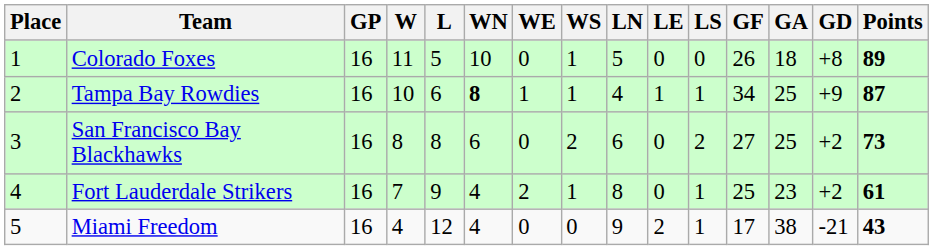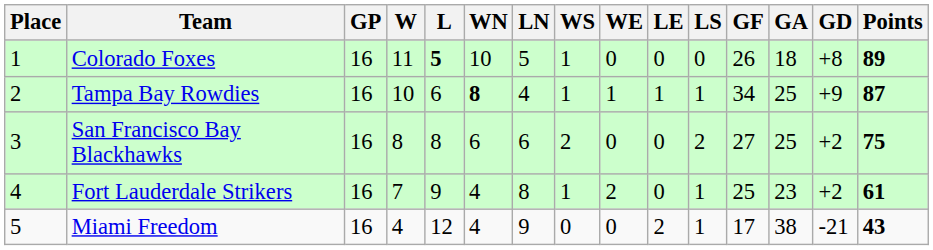columns swapped: (537, 22) <-> (627, 22)
(436, 58) normal -> (436, 58) bold
(874, 142) 73 -> (874, 142) 75
